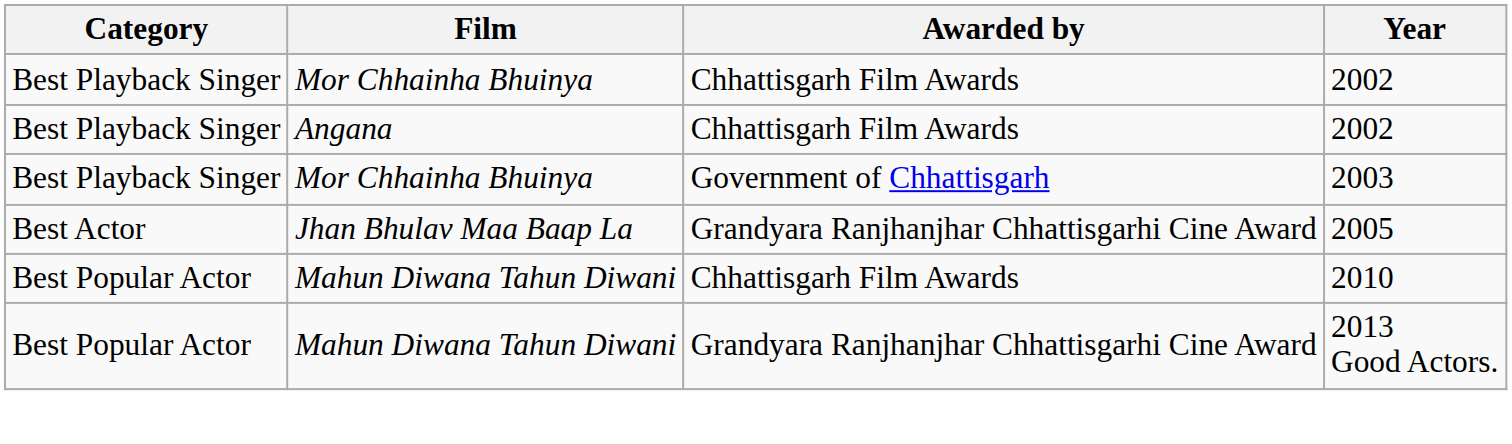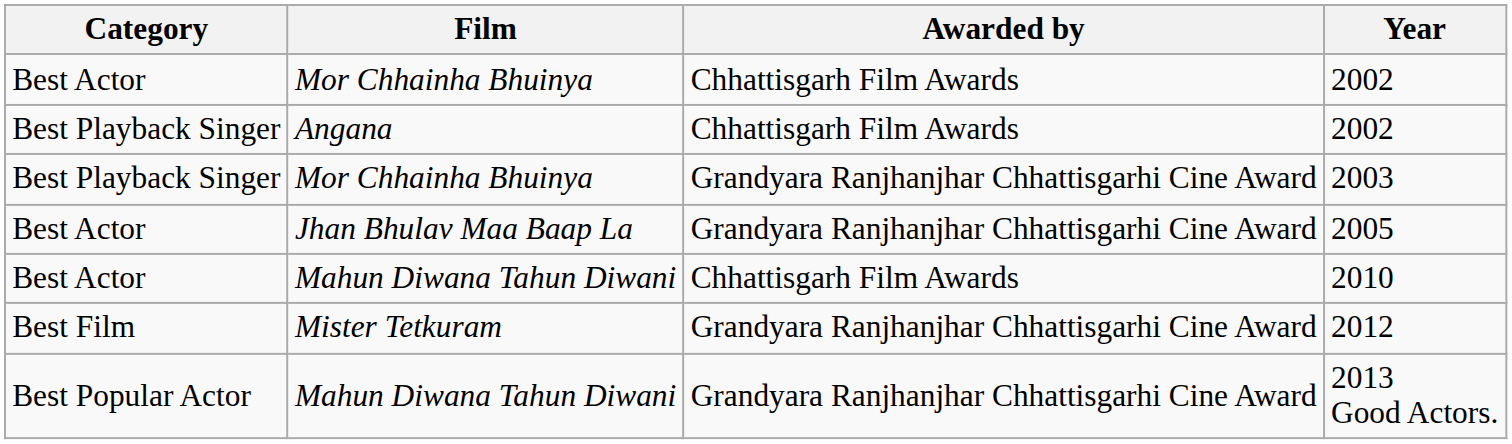(146, 79) Best Playback Singer -> (79, 79) Best Actor
(870, 178) Government of Chhattisgarh -> (1004, 178) Grandyara Ranjhanjhar Chhattisgarhi Cine Award
(132, 278) Best Popular Actor -> (79, 278) Best Actor
+ row: (398, 327)
